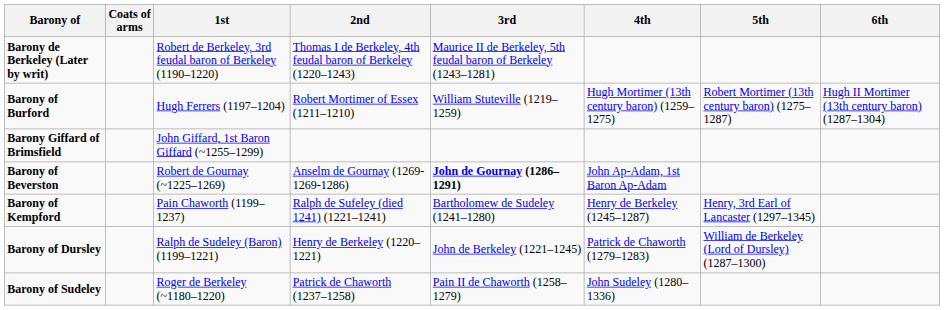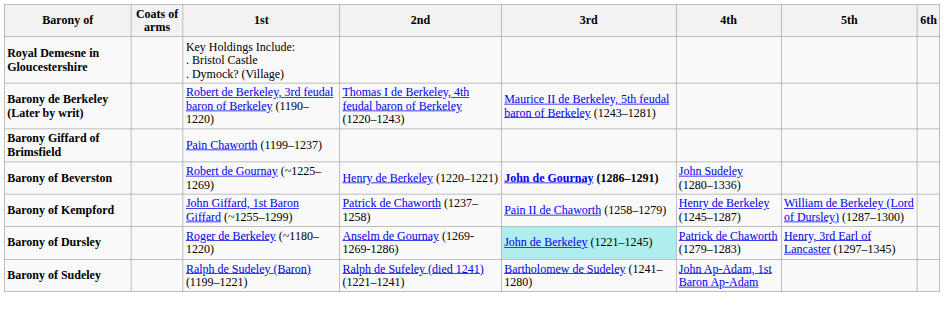+ row: (53, 60)
- row: (33, 106)
(213, 145) John Giffard, 1st Baron Giffard (~1255–1299) -> (254, 145) Pain Chaworth (1199–1237)
(358, 177) Anselm de Gournay (1269-1269-1286) -> (420, 177) Henry de Berkeley (1220–1221)
(633, 177) John Ap-Adam, 1st Baron Ap-Adam -> (711, 177) John Sudeley (1280–1336)
(211, 210) Pain Chaworth (1199–1237) -> (242, 210) John Giffard, 1st Baron Giffard (~1255–1299)
(348, 210) Ralph de Sufeley (died 1241) (1221–1241) -> (410, 210) Patrick de Chaworth (1237–1258)
(493, 210) Bartholomew de Sudeley (1241–1280) -> (585, 210) Pain II de Chaworth (1258–1279)
(759, 210) Henry, 3rd Earl of Lancaster (1297–1345) -> (849, 210) William de Berkeley (Lord of Dursley) (1287–1300)
(219, 249) Ralph de Sudeley (Baron) (1199–1221) -> (252, 242) Roger de Berkeley (~1180–1220)
(356, 249) Henry de Berkeley (1220–1221) -> (408, 242) Anselm de Gournay (1269-1269-1286)
(507, 249) no background -> (578, 242) paleturquoise background
(753, 249) William de Berkeley (Lord of Dursley) (1287–1300) -> (840, 242) Henry, 3rd Earl of Lancaster (1297–1345)
(202, 288) Roger de Berkeley (~1180–1220) -> (248, 275) Ralph de Sudeley (Baron) (1199–1221)
(342, 288) Patrick de Chaworth (1237–1258) -> (413, 275) Ralph de Sufeley (died 1241) (1221–1241)
(500, 288) Pain II de Chaworth (1258–1279) -> (583, 275) Bartholomew de Sudeley (1241–1280)
(638, 288) John Sudeley (1280–1336) -> (725, 275) John Ap-Adam, 1st Baron Ap-Adam
